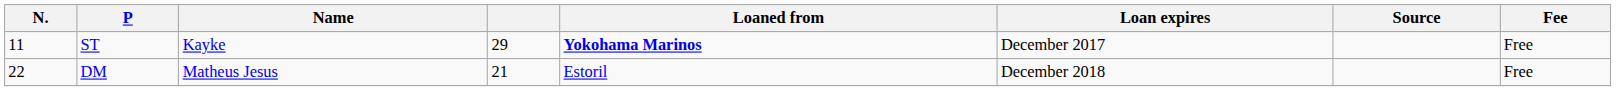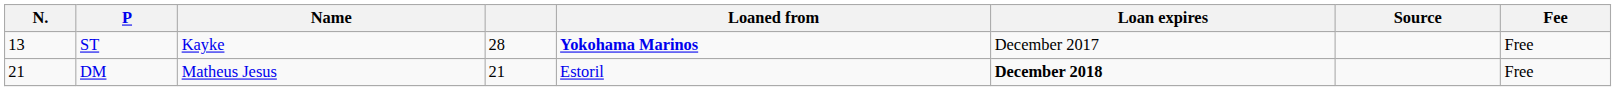(16, 45) 11 -> (17, 45) 13
(500, 45) 29 -> (497, 45) 28
(17, 72) 22 -> (17, 72) 21
(1053, 72) normal -> (1049, 72) bold
